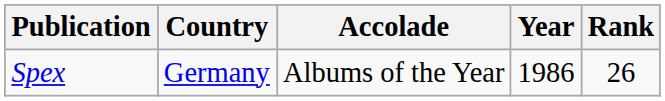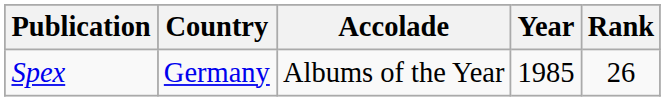(546, 72) 1986 -> (546, 72) 1985
